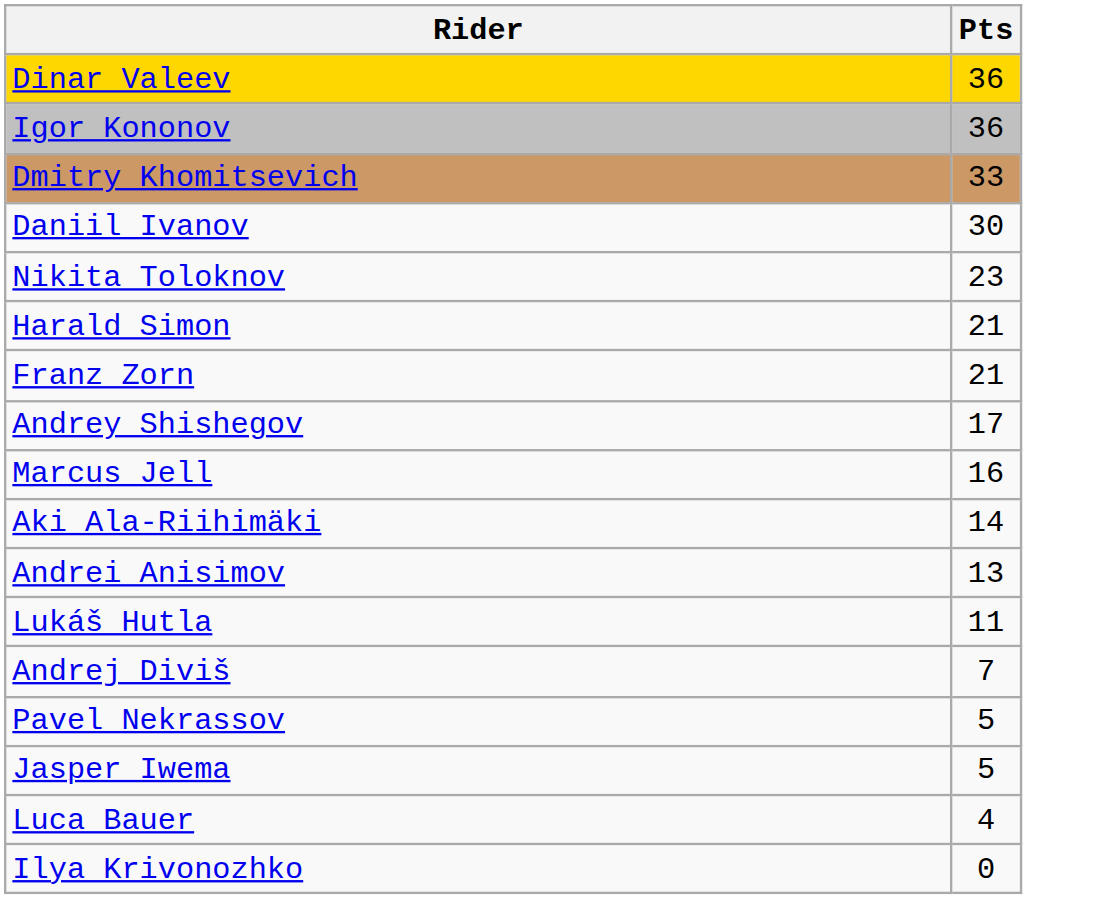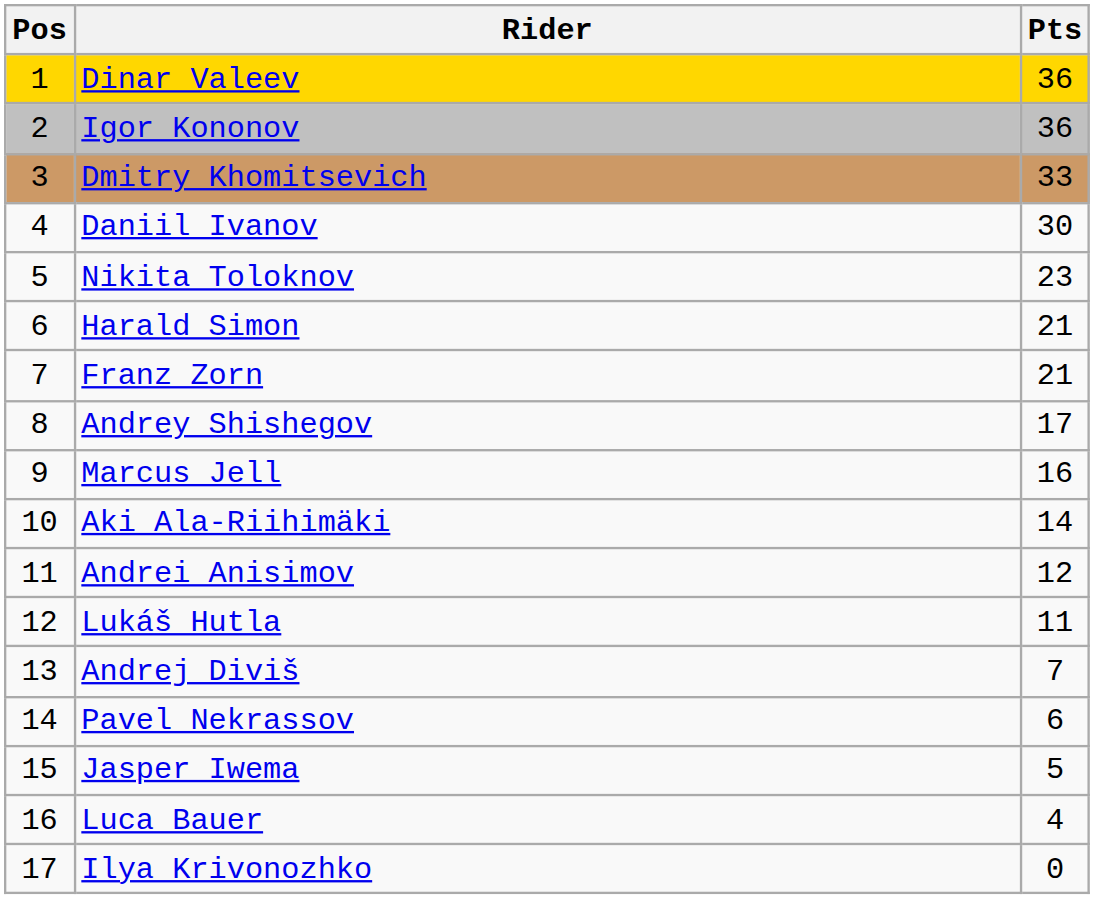+ column: (40, 30)
(986, 573) 13 -> (1055, 573) 12
(986, 721) 5 -> (1055, 721) 6
